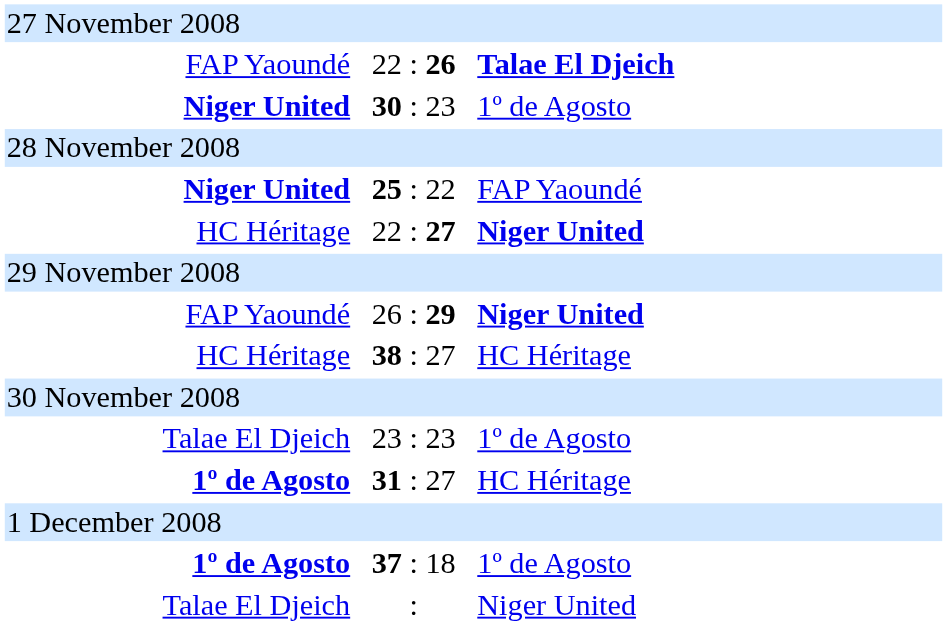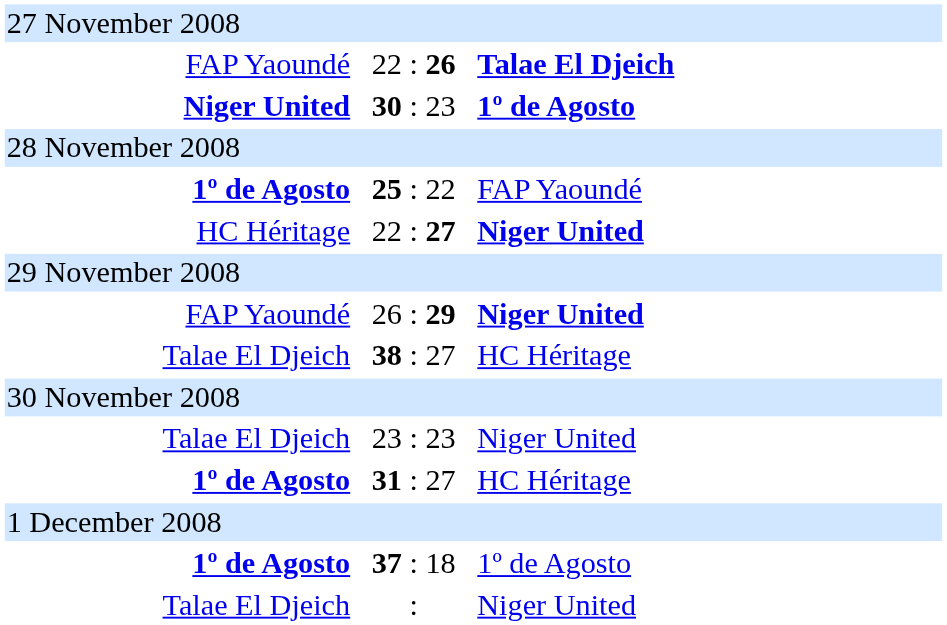(554, 105) normal -> (556, 105) bold
(267, 189) Niger United -> (271, 189) 1º de Agosto
(273, 355) HC Héritage -> (256, 355) Talae El Djeich
(554, 438) 1º de Agosto -> (557, 438) Niger United
